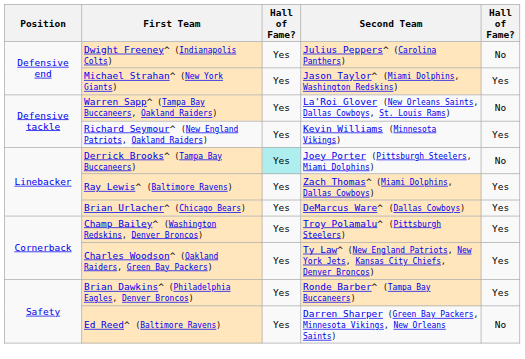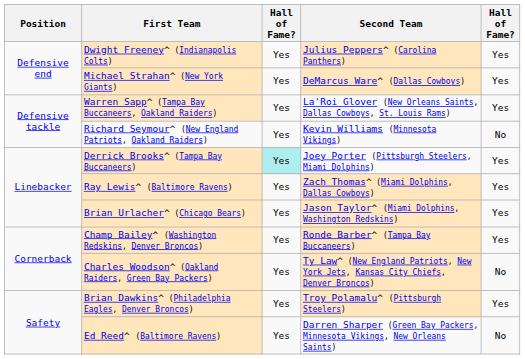(501, 55) No -> (501, 55) Yes
(381, 81) Jason Taylor^ (Miami Dolphins, Washington Redskins) -> (384, 81) DeMarcus Ware^ (Dallas Cowboys)
(501, 108) No -> (501, 108) Yes
(501, 134) Yes -> (501, 134) No
(501, 161) No -> (501, 161) Yes
(384, 208) DeMarcus Ware^ (Dallas Cowboys) -> (381, 213) Jason Taylor^ (Miami Dolphins, Washington Redskins)
(372, 229) Troy Polamalu^ (Pittsburgh Steelers) -> (367, 240) Ronde Barber^ (Tampa Bay Buccaneers)
(501, 261) Yes -> (501, 272) No
(367, 293) Ronde Barber^ (Tampa Bay Buccaneers) -> (372, 304) Troy Polamalu^ (Pittsburgh Steelers)
